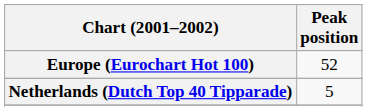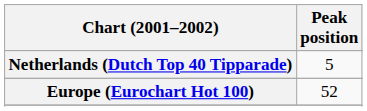rows swapped: (150, 64) <-> (150, 91)
